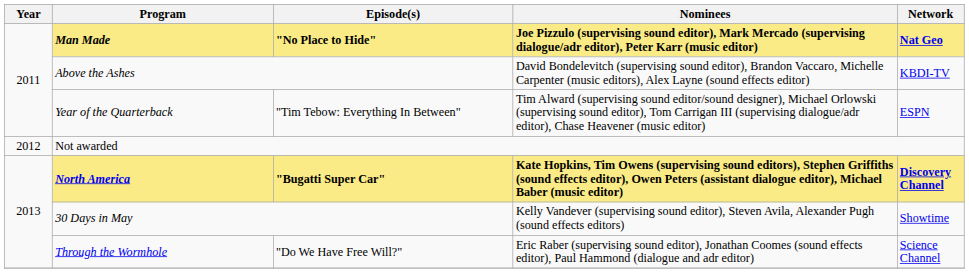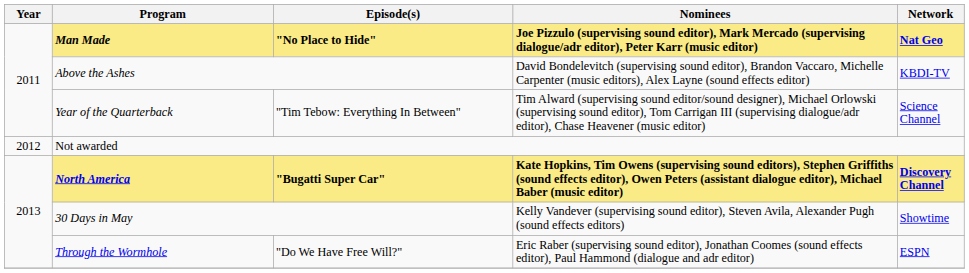(915, 113) ESPN -> (920, 113) Science Channel
(920, 251) Science Channel -> (915, 251) ESPN
